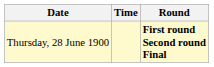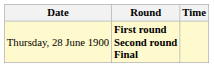columns swapped: (126, 13) <-> (174, 13)
